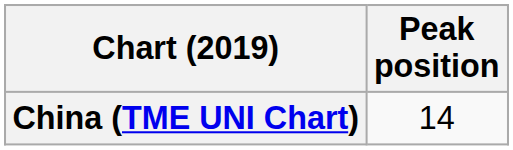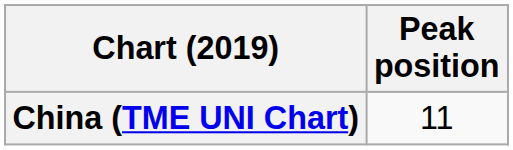(437, 117) 14 -> (437, 117) 11
